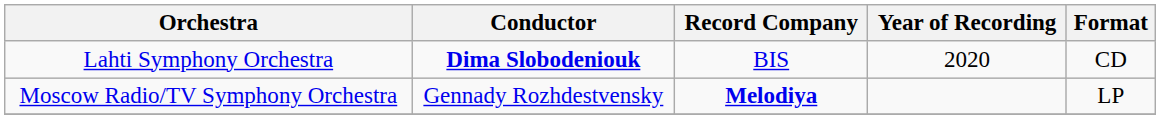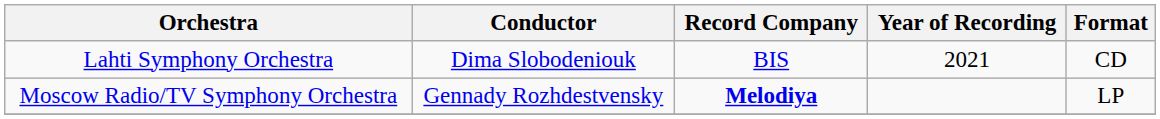(543, 59) bold -> (543, 59) normal
(967, 59) 2020 -> (967, 59) 2021
